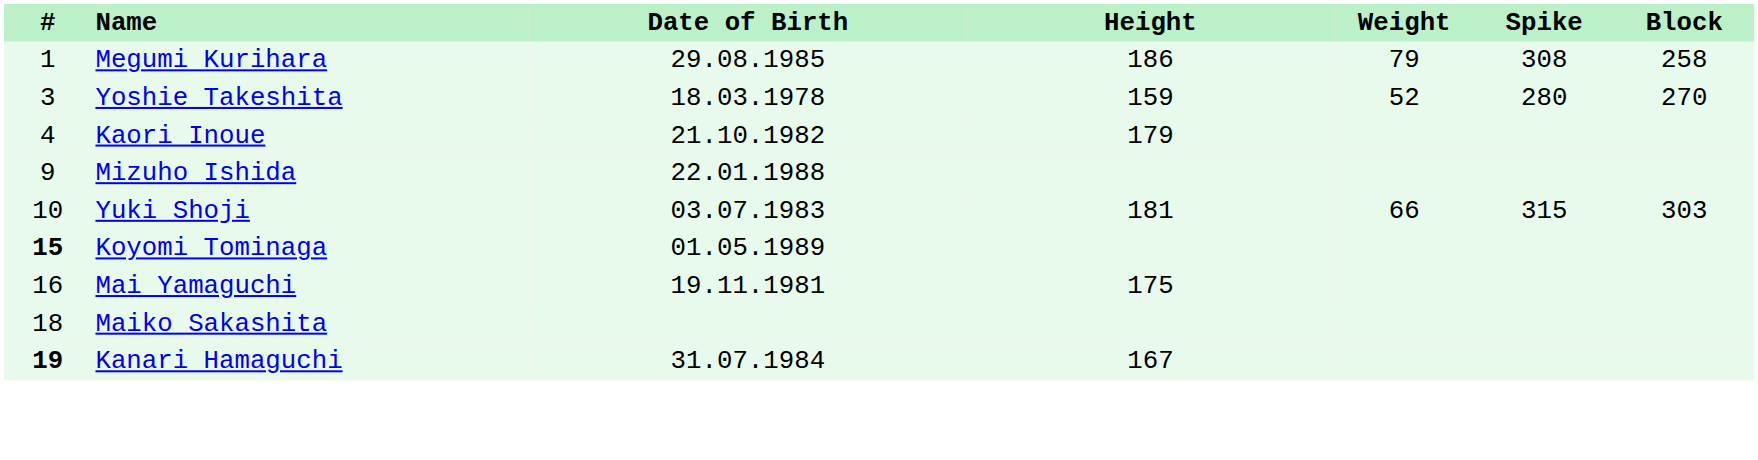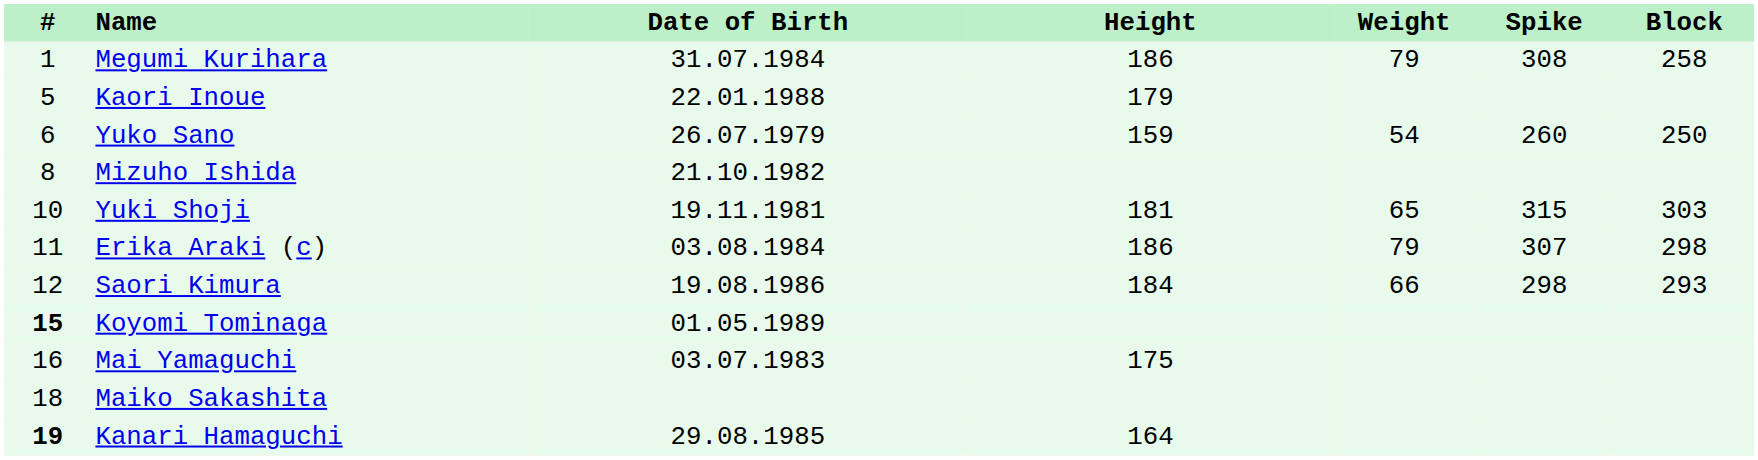(748, 60) 29.08.1985 -> (748, 60) 31.07.1984
- row: (219, 98)
(48, 136) 4 -> (48, 98) 5
(748, 136) 21.10.1982 -> (748, 98) 22.01.1988
+ row: (165, 136)
(48, 173) 9 -> (48, 173) 8
(748, 173) 22.01.1988 -> (748, 173) 21.10.1982
(748, 211) 03.07.1983 -> (748, 211) 19.11.1981
(1404, 211) 66 -> (1404, 211) 65
+ row: (211, 249)
+ row: (188, 286)
(748, 286) 19.11.1981 -> (748, 361) 03.07.1983
(748, 361) 31.07.1984 -> (748, 437) 29.08.1985
(1150, 361) 167 -> (1150, 437) 164
